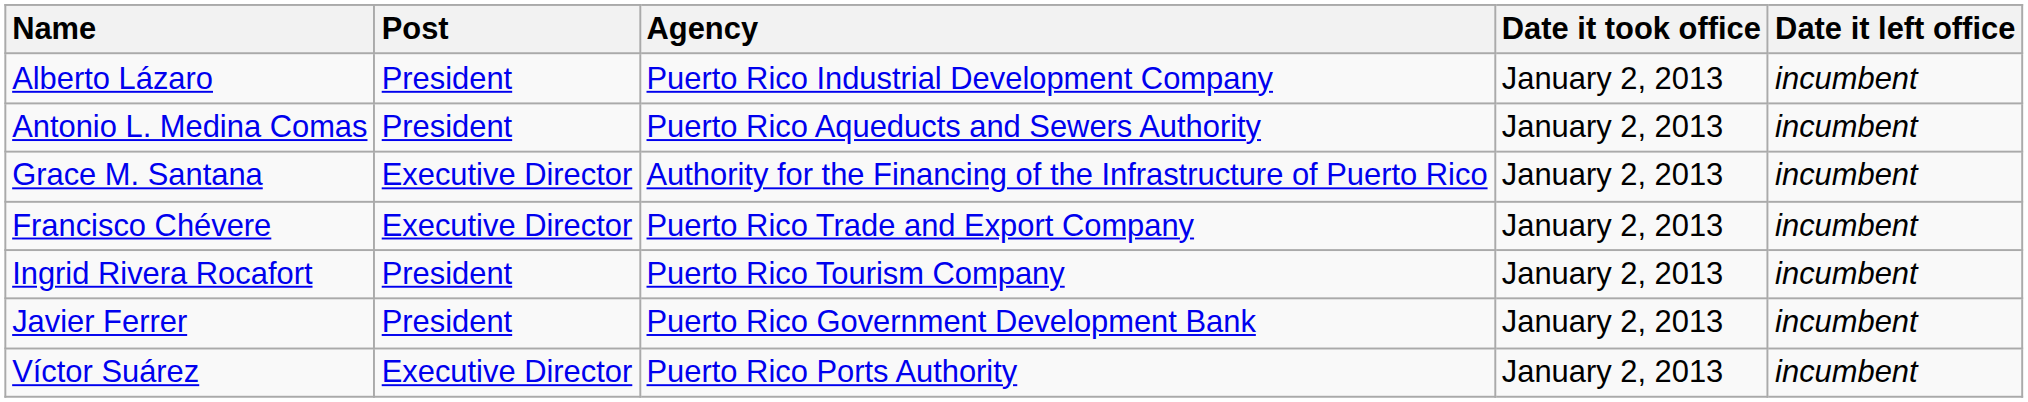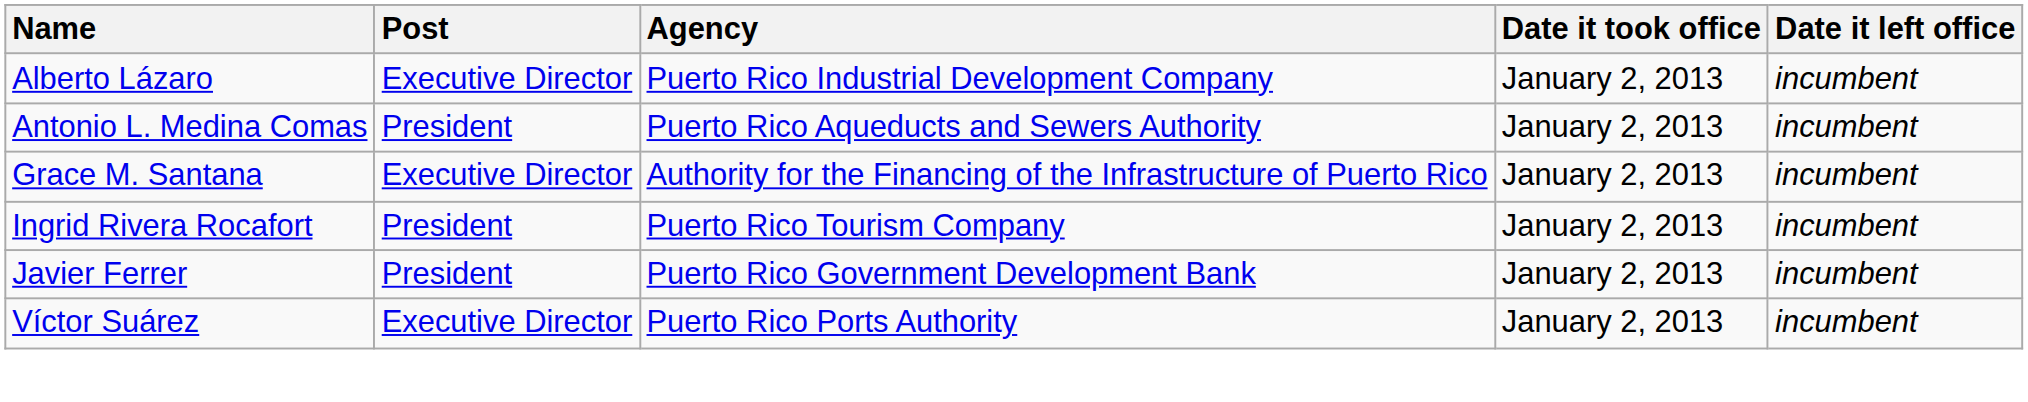(447, 77) President -> (507, 77) Executive Director
- row: (142, 224)
